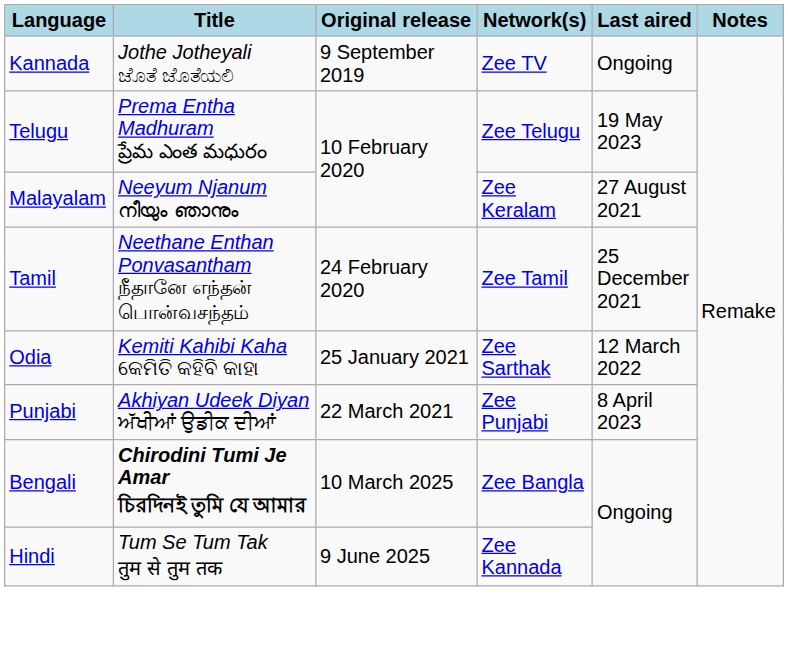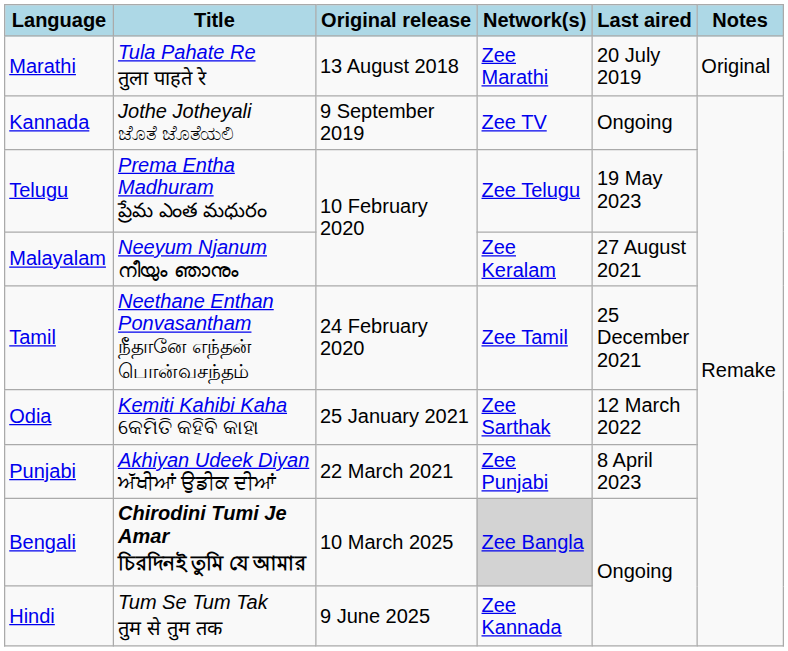+ row: (43, 65)
(533, 483) no background -> (533, 542) lightgrey background
